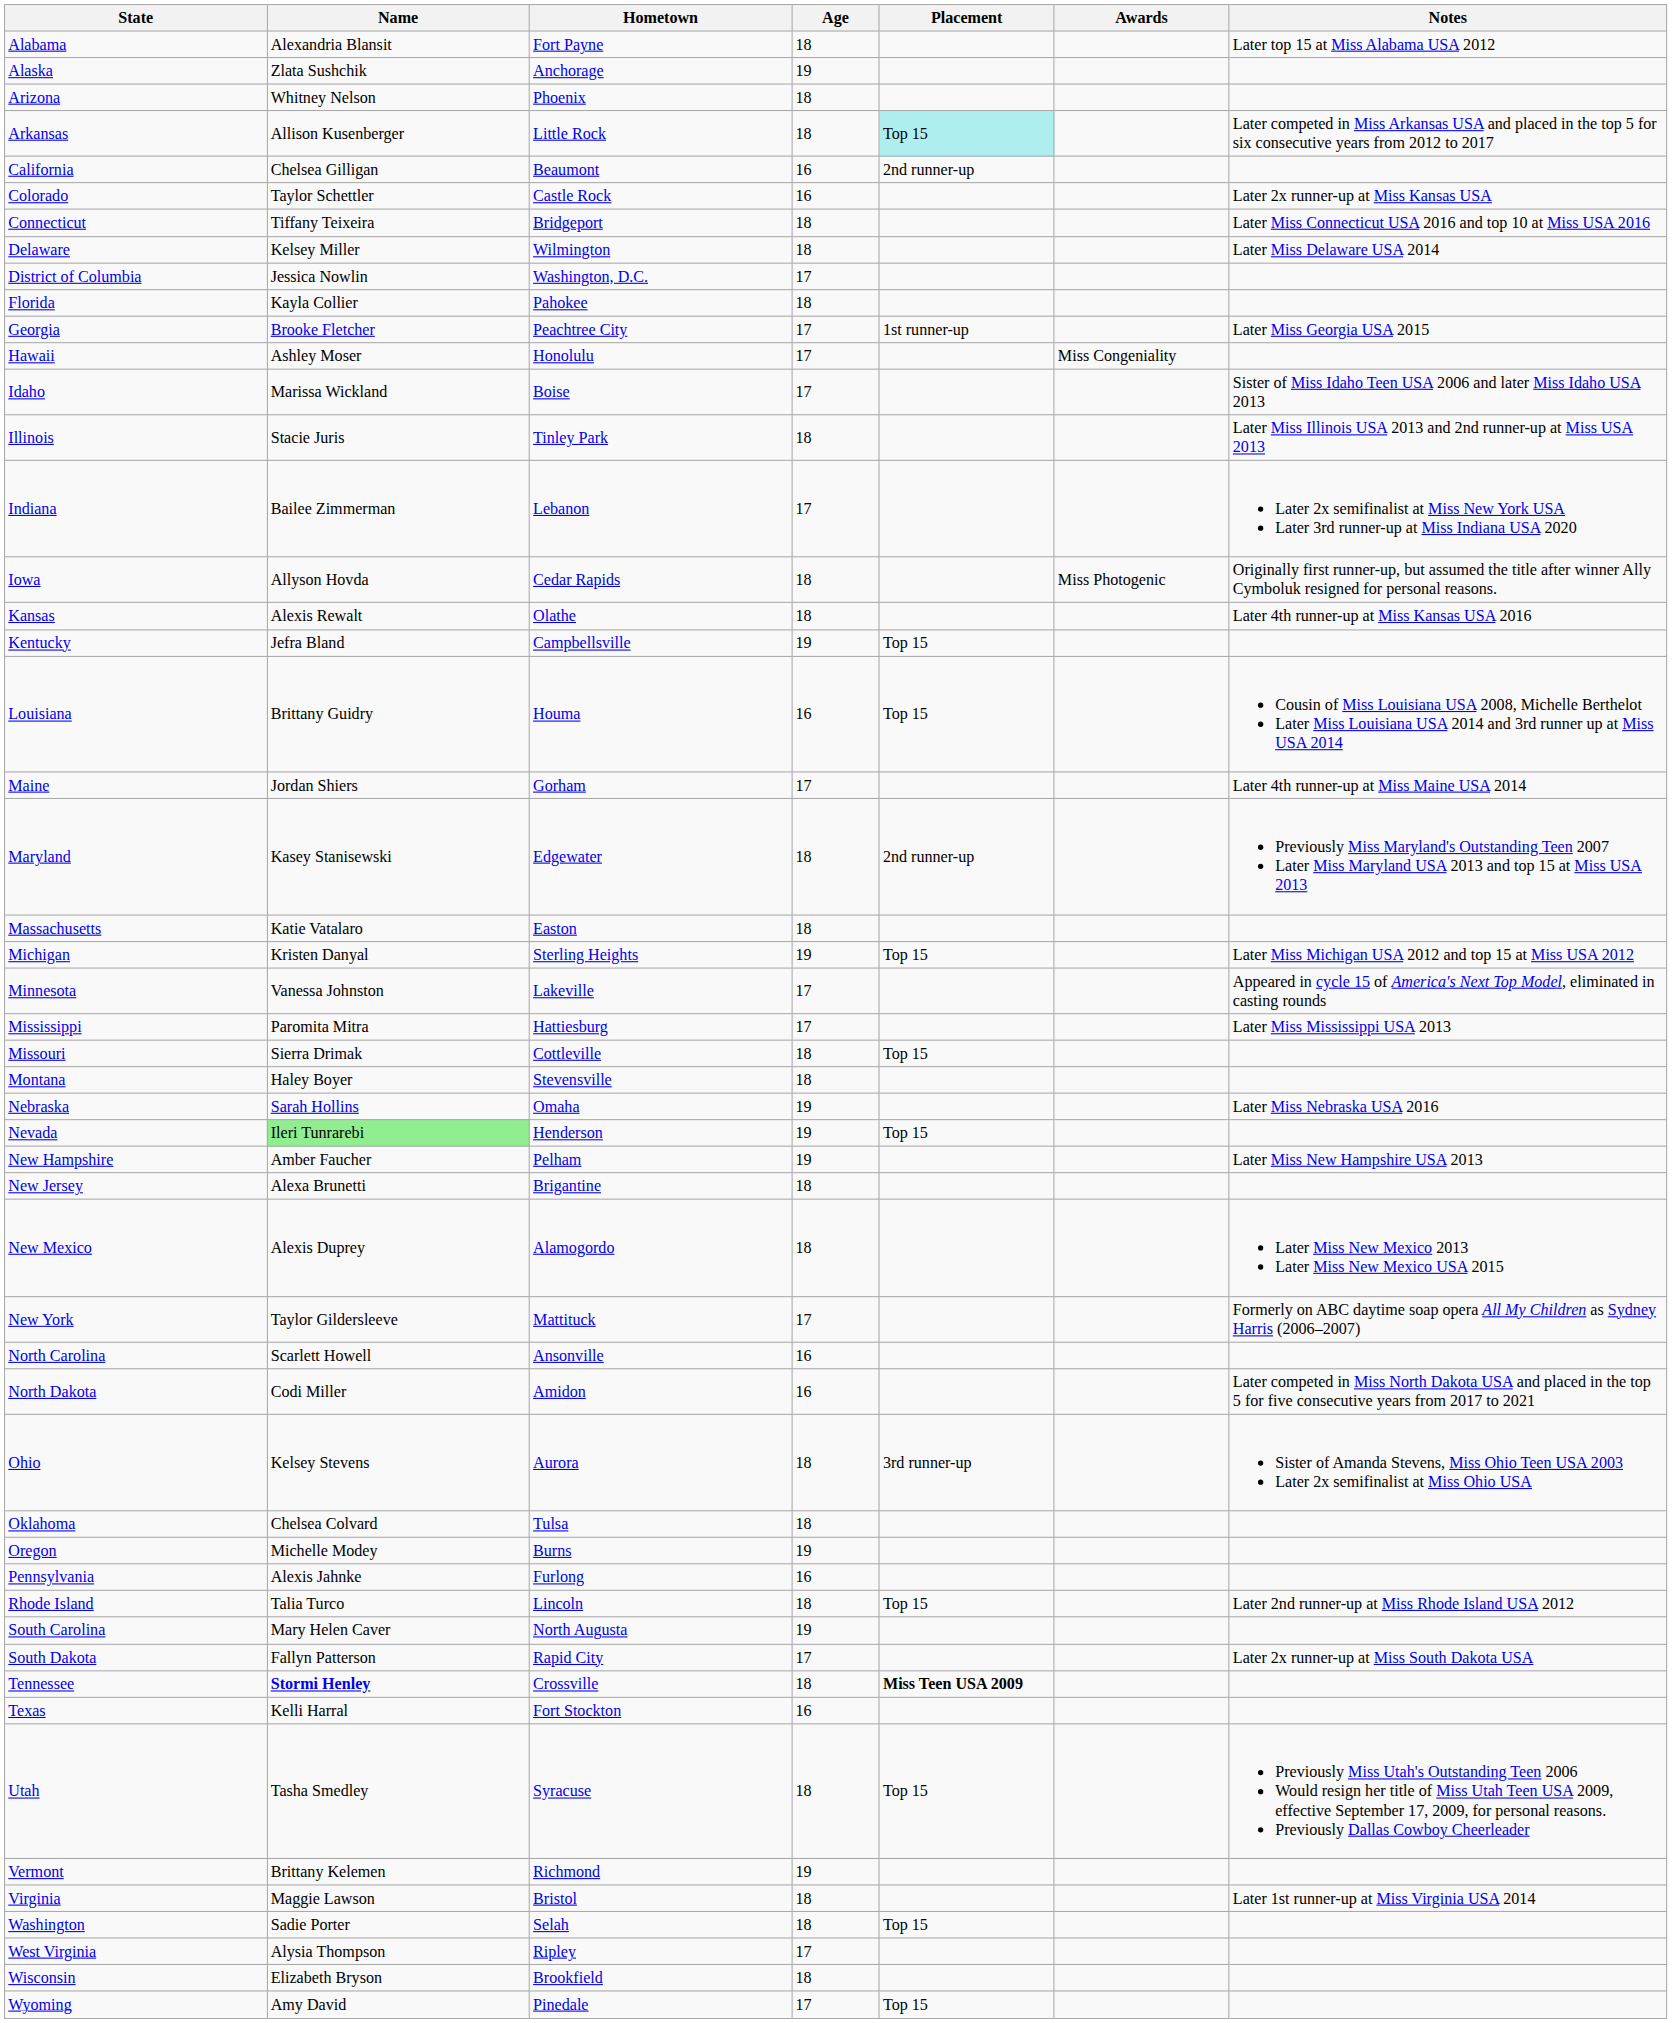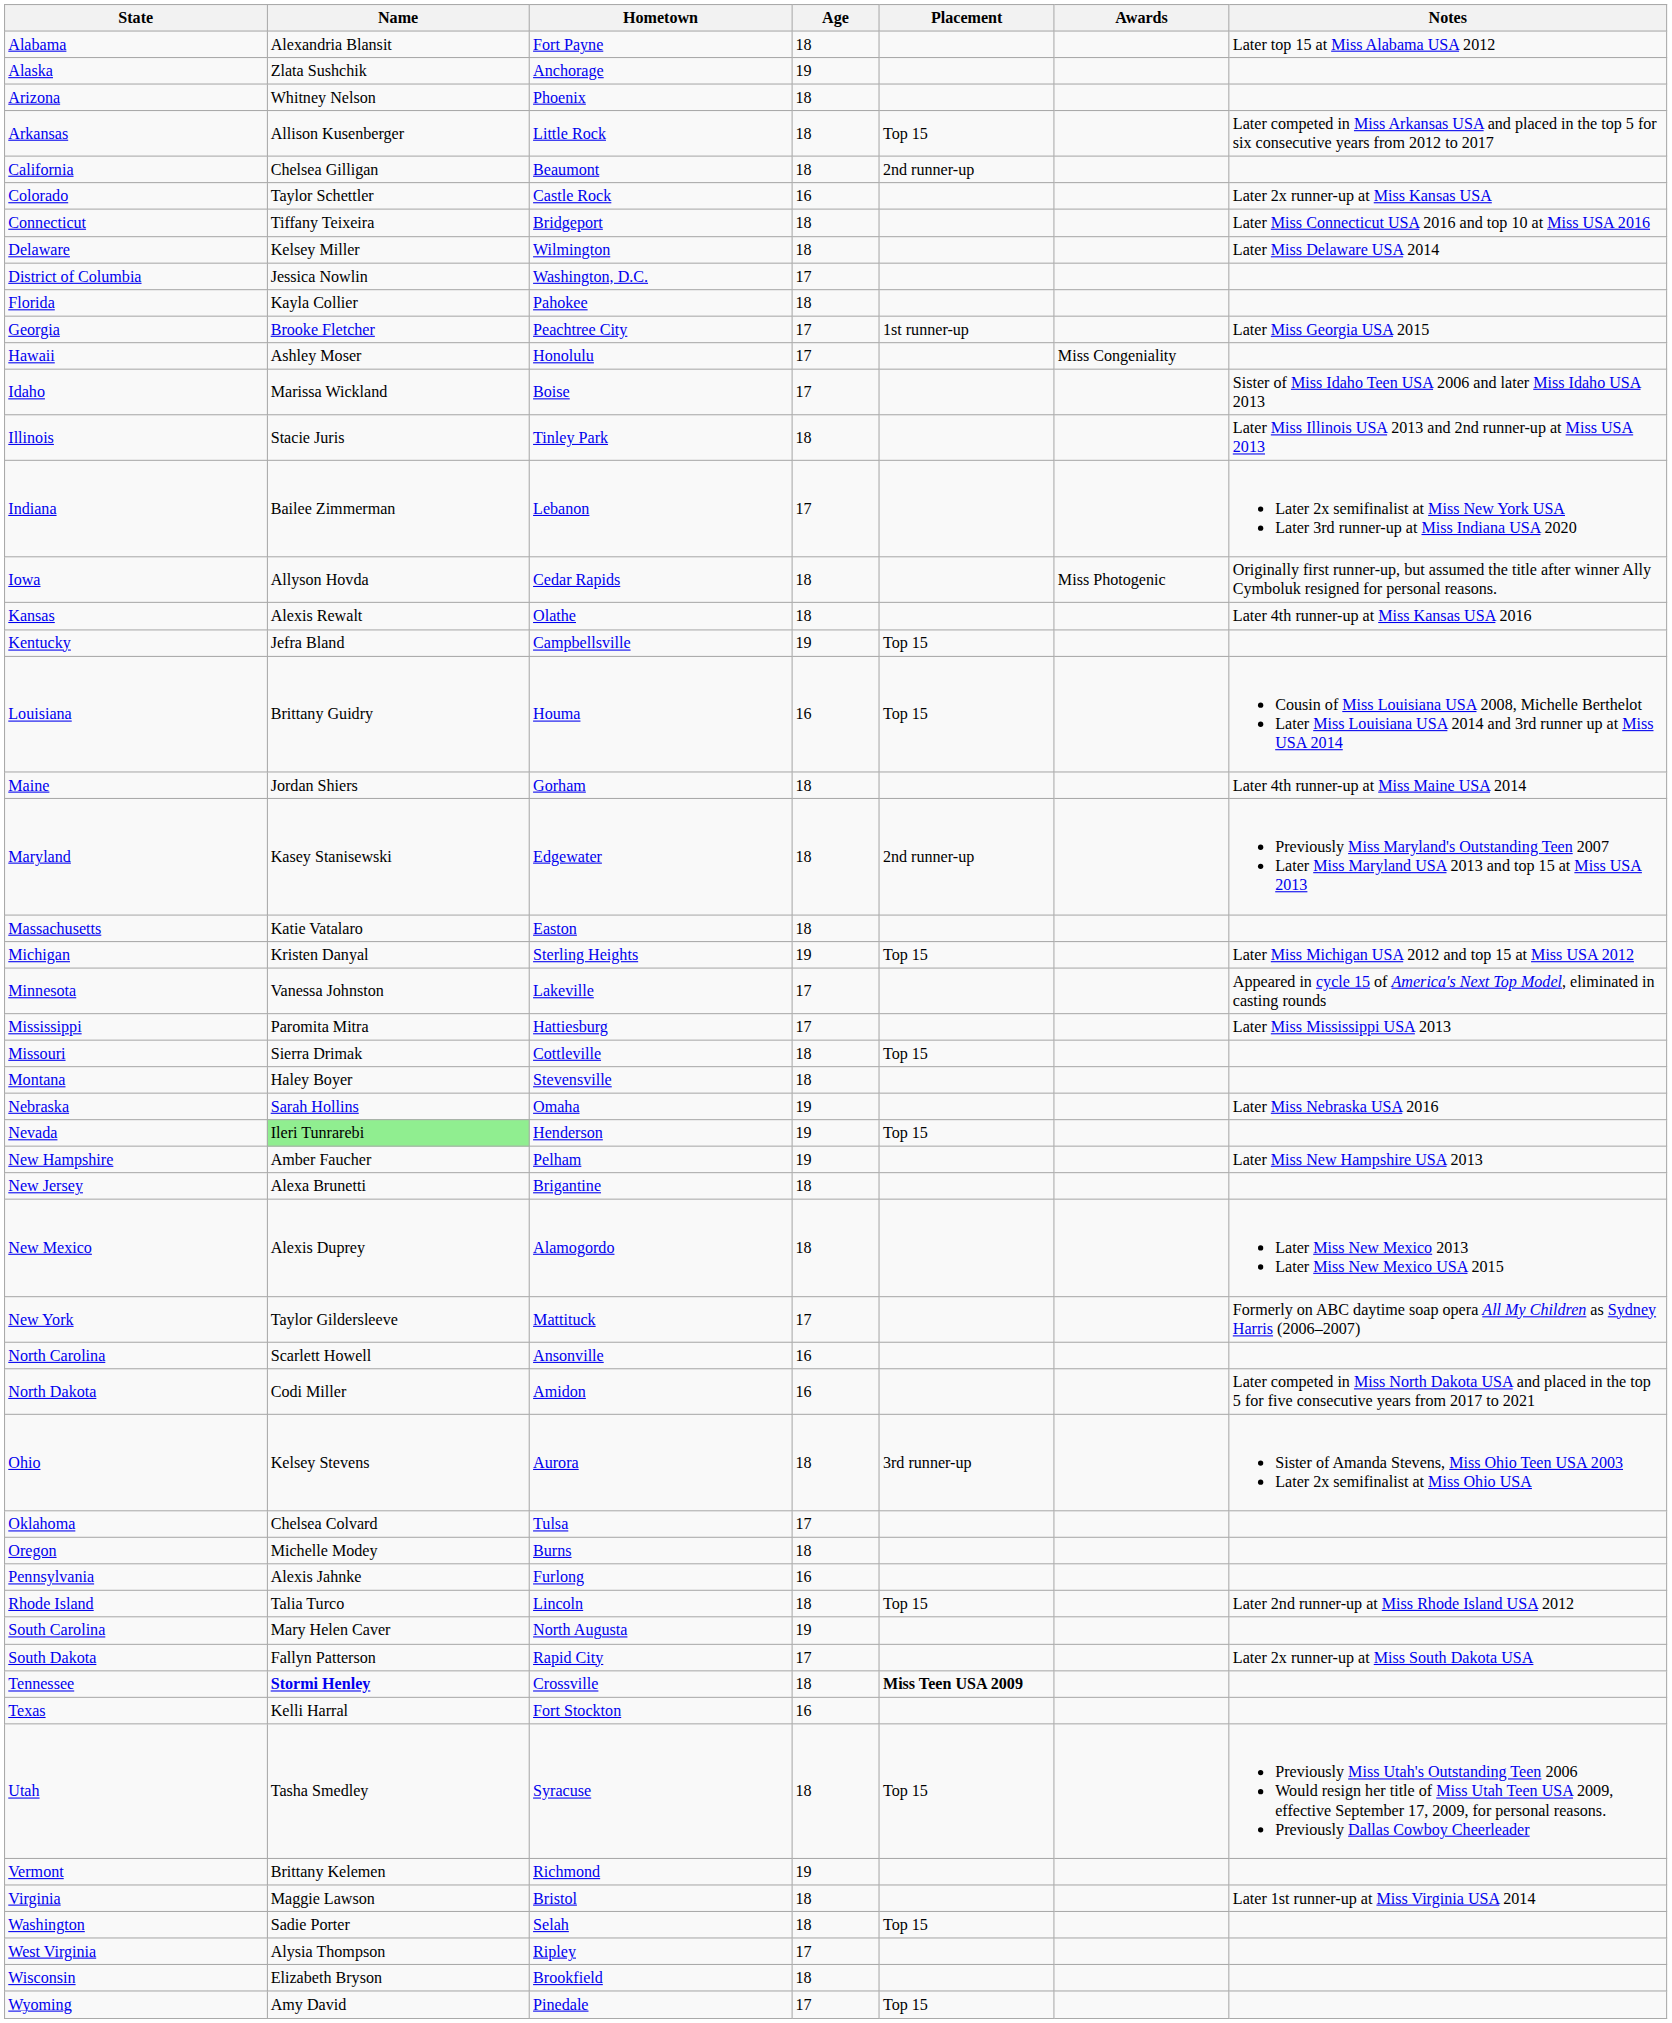(905, 133) paleturquoise background -> (905, 133) no background
(804, 169) 16 -> (804, 169) 18
(804, 785) 17 -> (804, 785) 18
(804, 1524) 18 -> (804, 1524) 17
(804, 1550) 19 -> (804, 1550) 18
